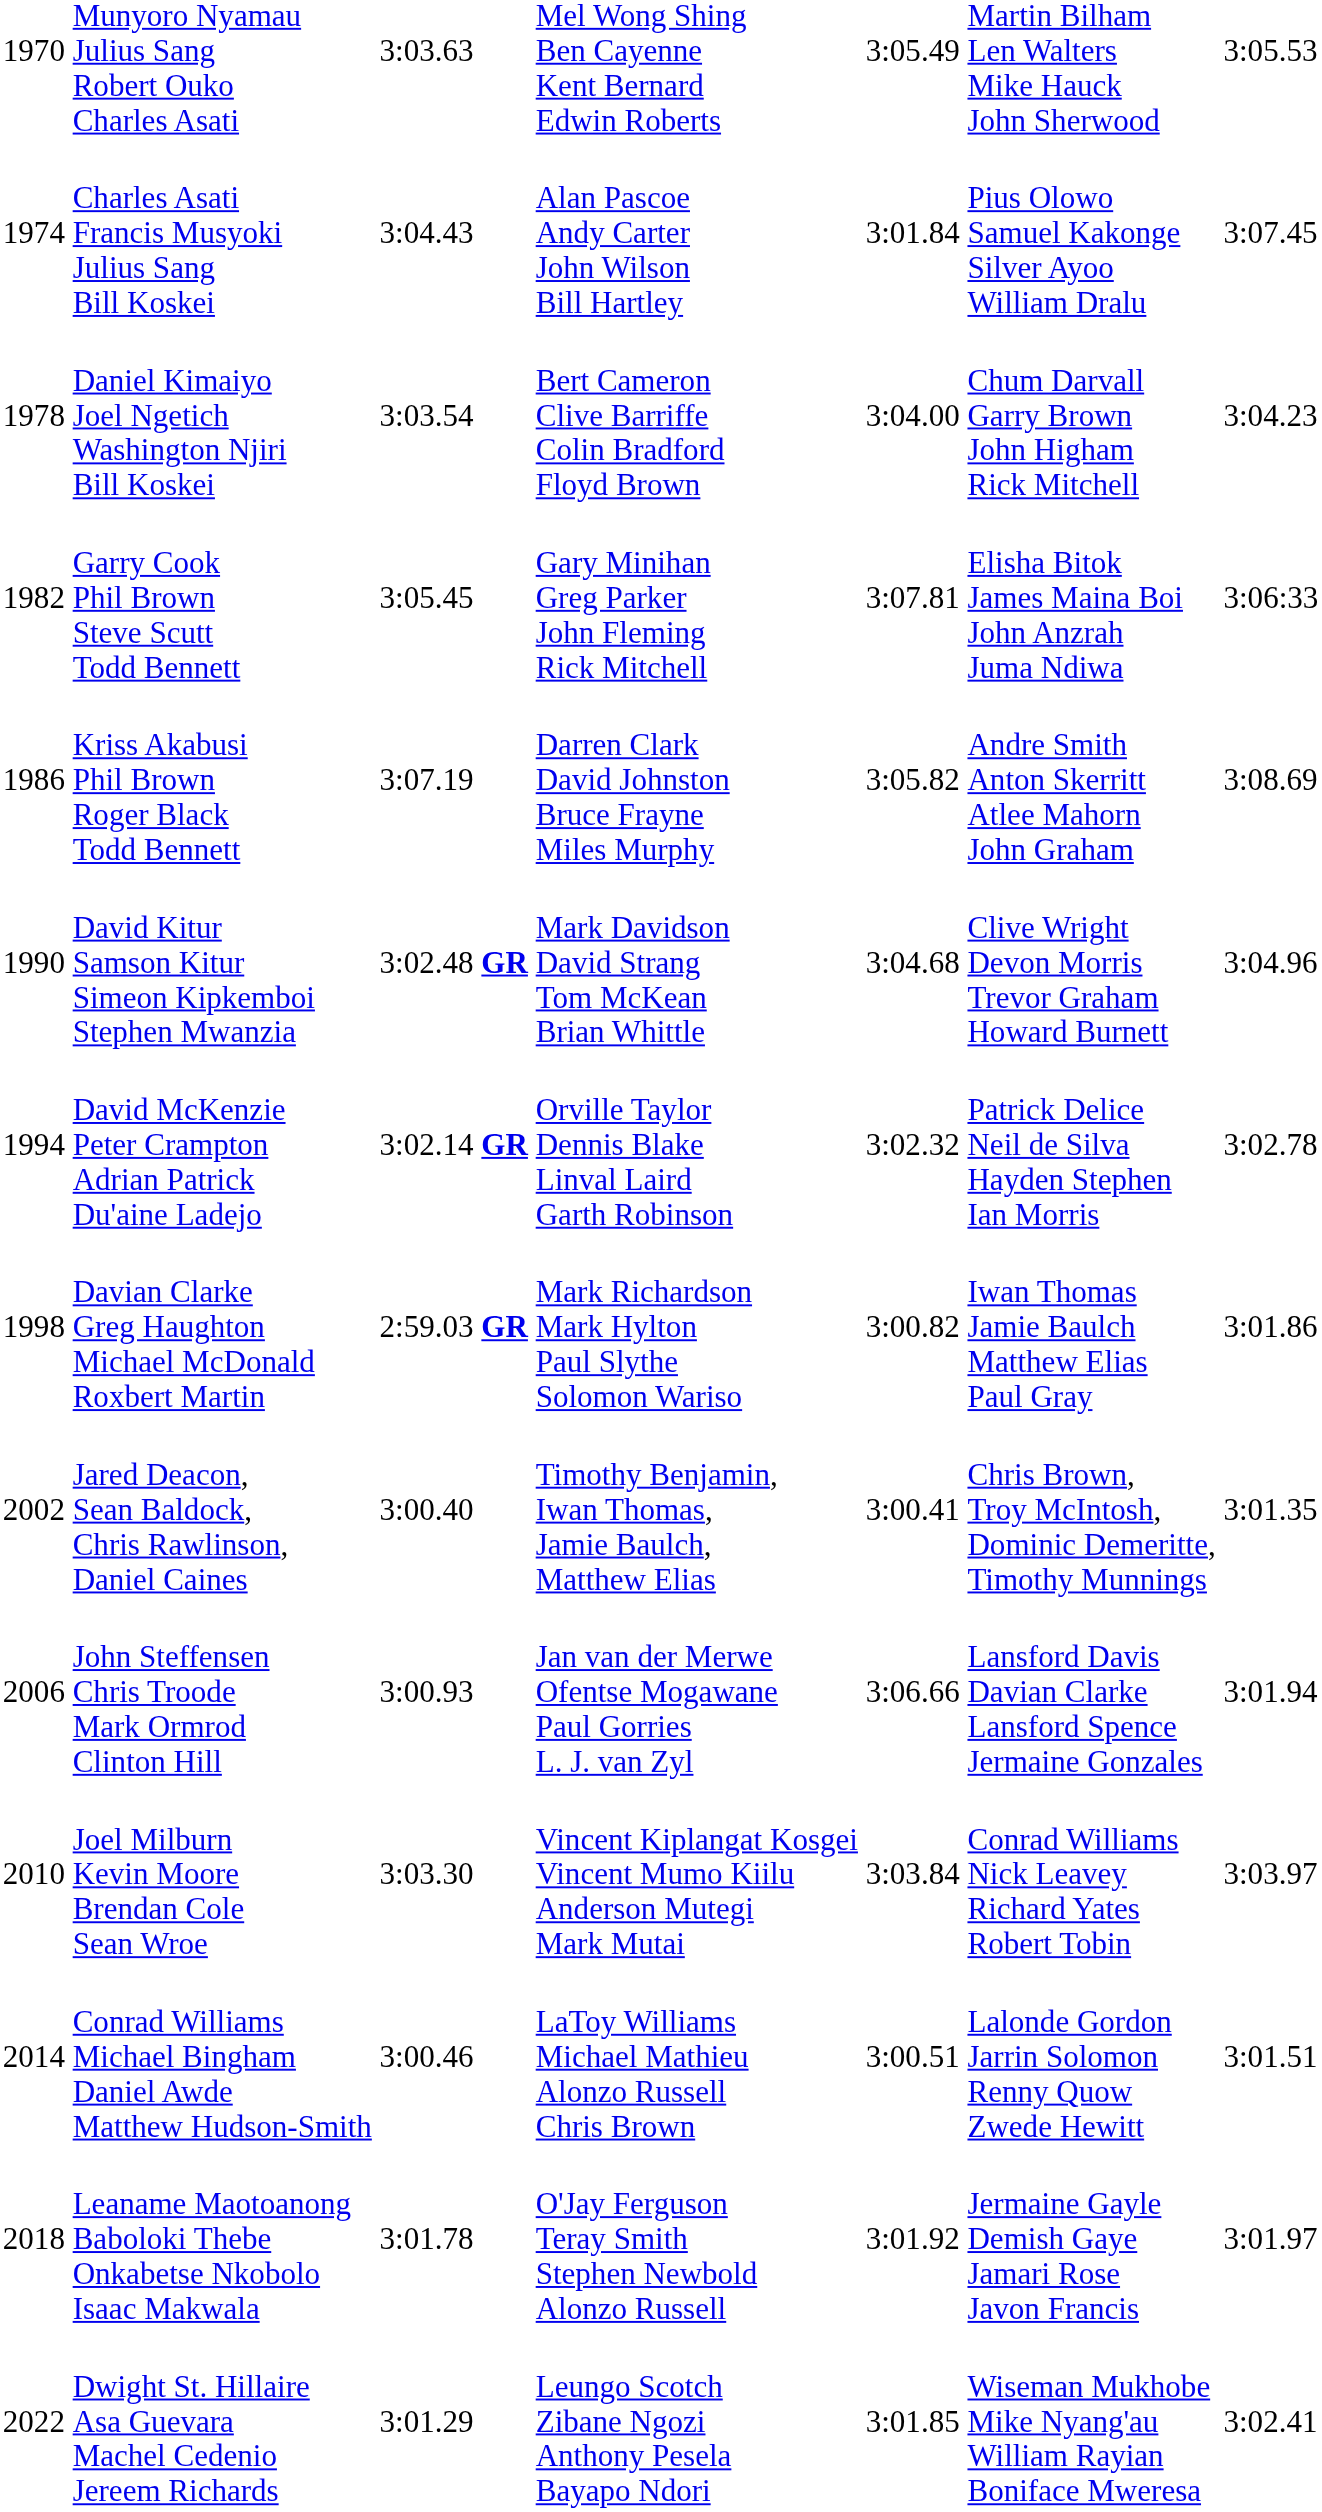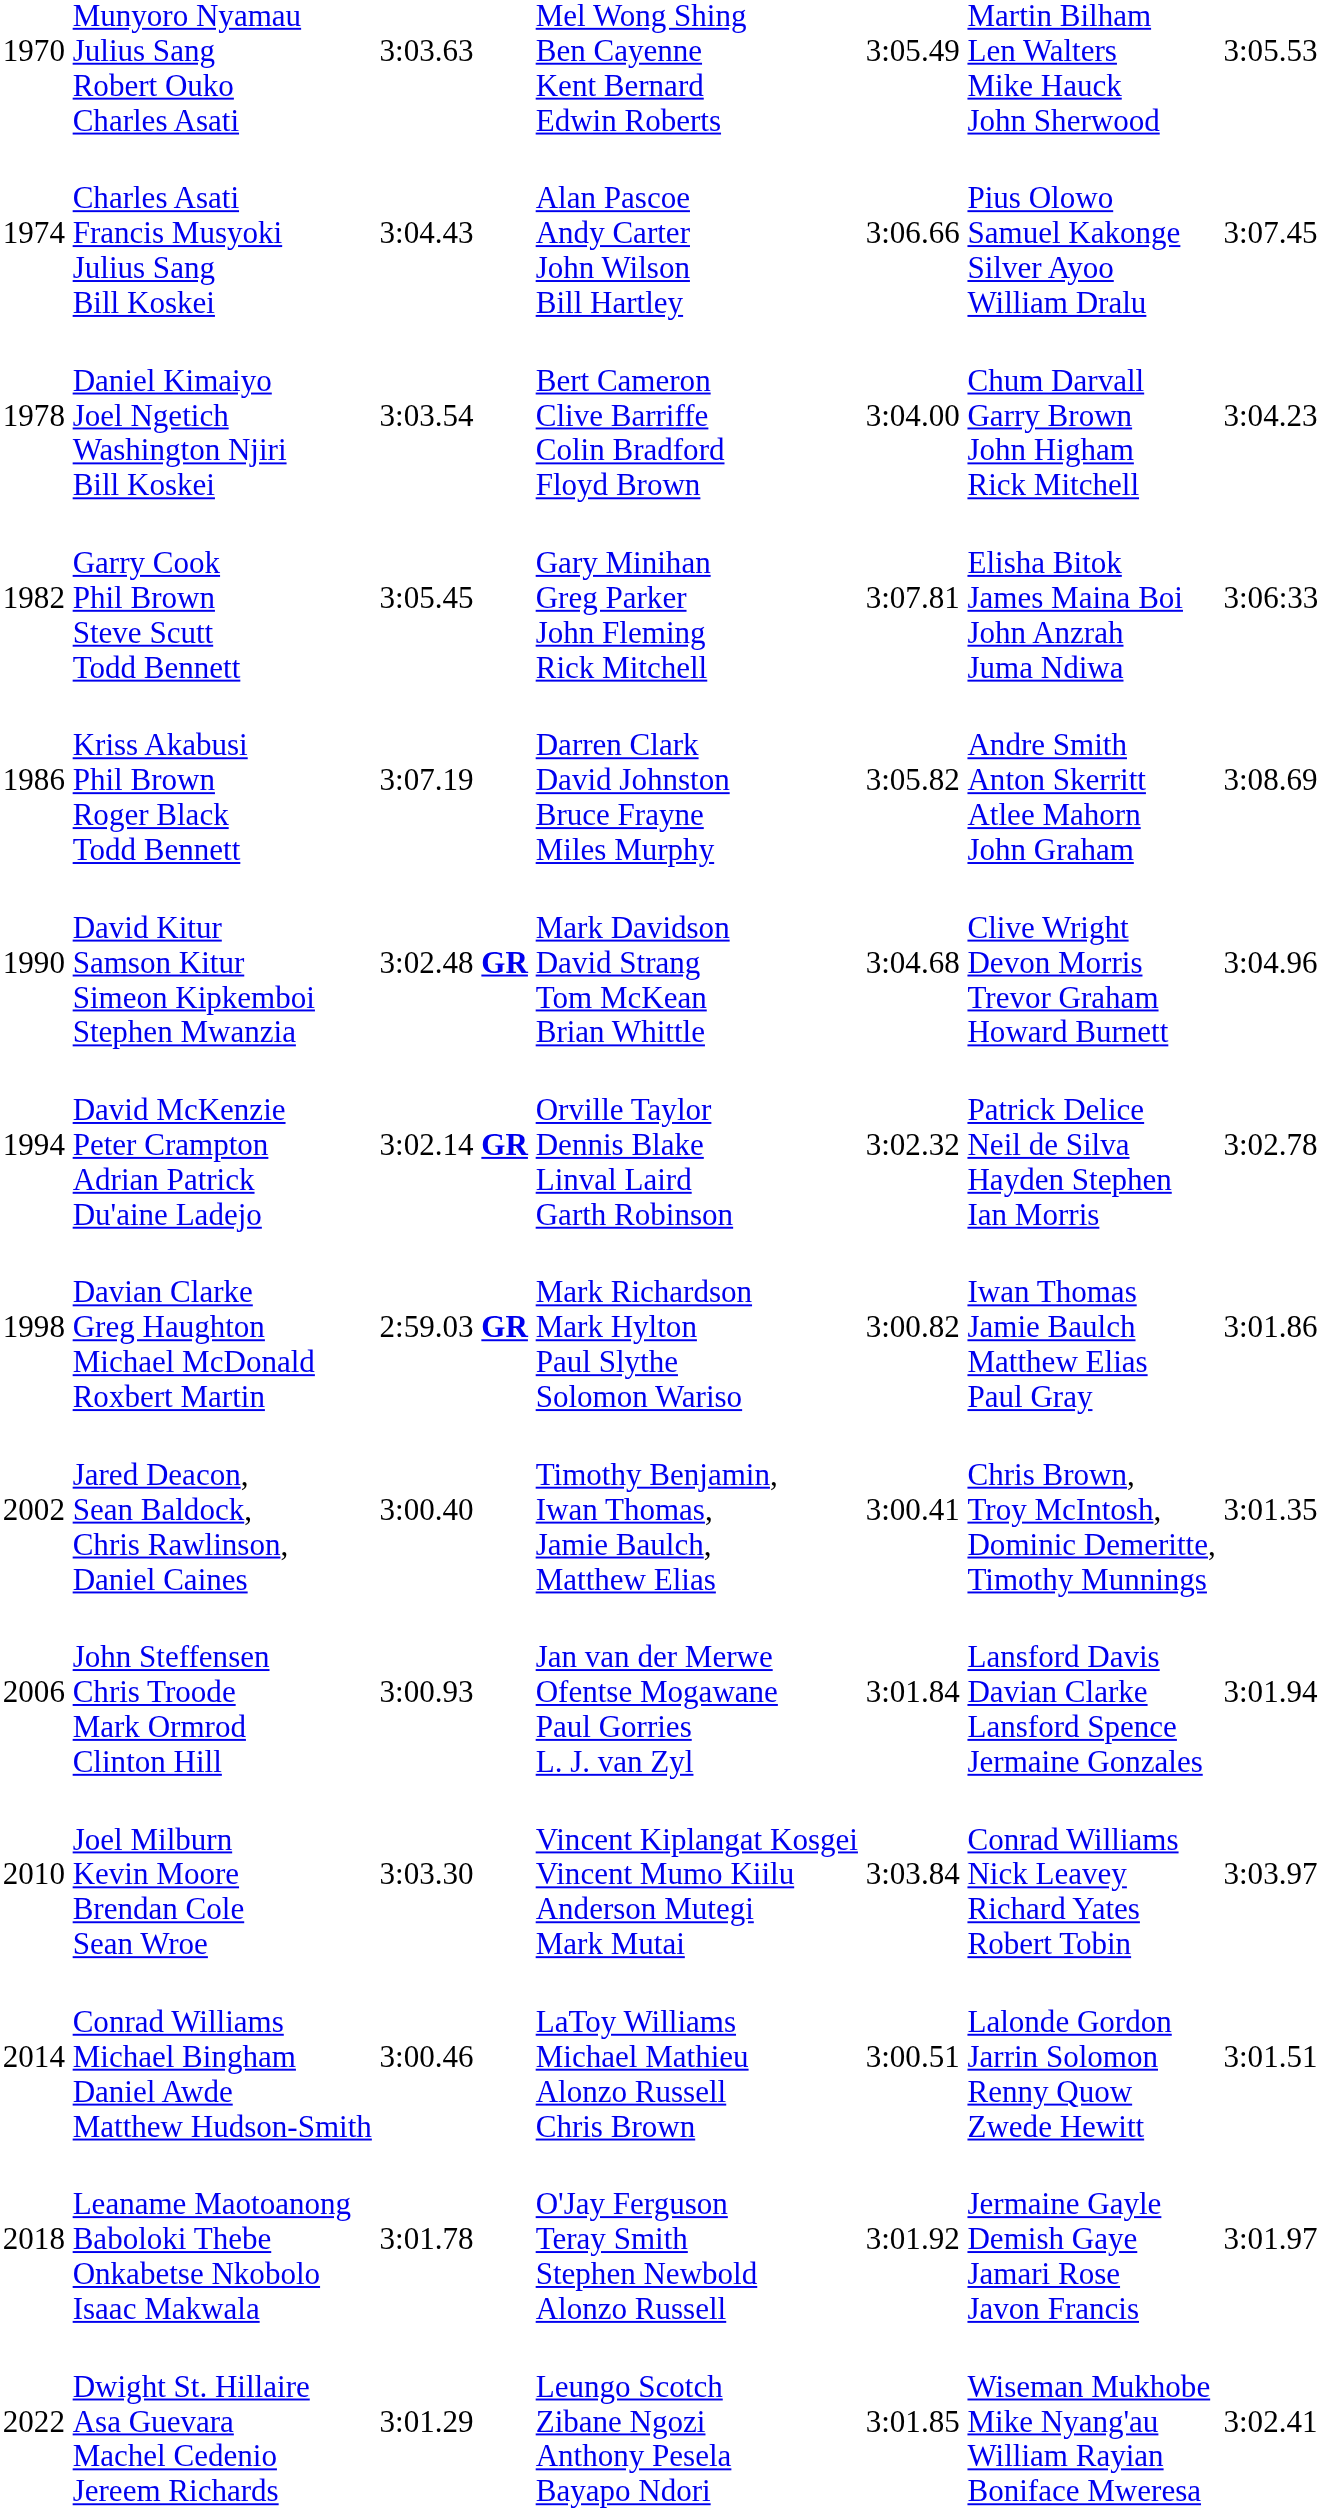(913, 233) 3:01.84 -> (913, 233) 3:06.66
(913, 1691) 3:06.66 -> (913, 1691) 3:01.84
